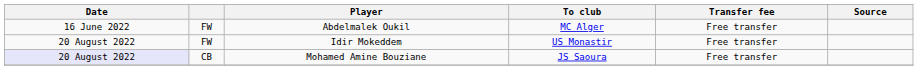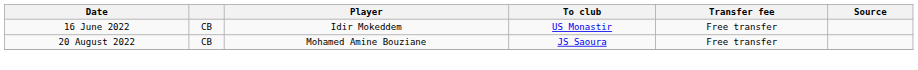- row: (366, 27)
(97, 42) 20 August 2022 -> (97, 27) 16 June 2022
(207, 42) FW -> (207, 27) CB
(97, 57) lavender background -> (97, 42) no background
